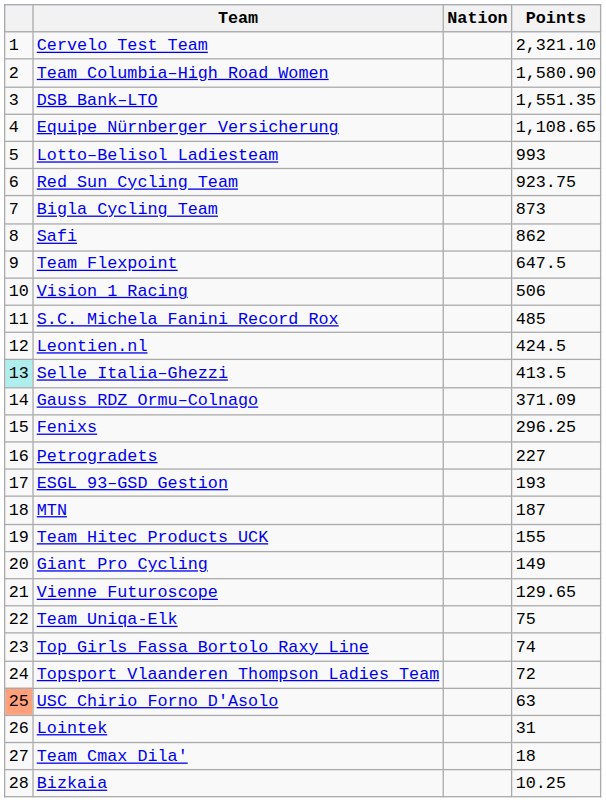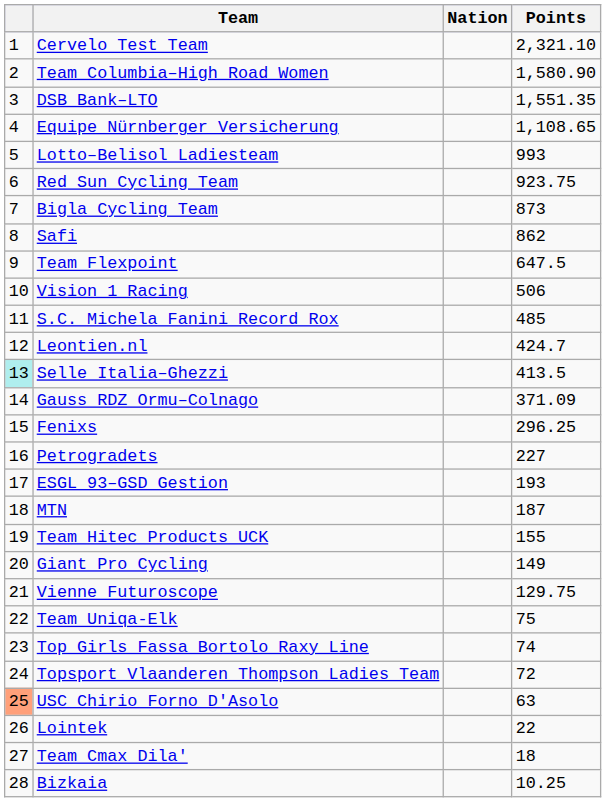(541, 346) 424.5 -> (541, 346) 424.7
(546, 592) 129.65 -> (546, 592) 129.75
(526, 729) 31 -> (526, 729) 22
